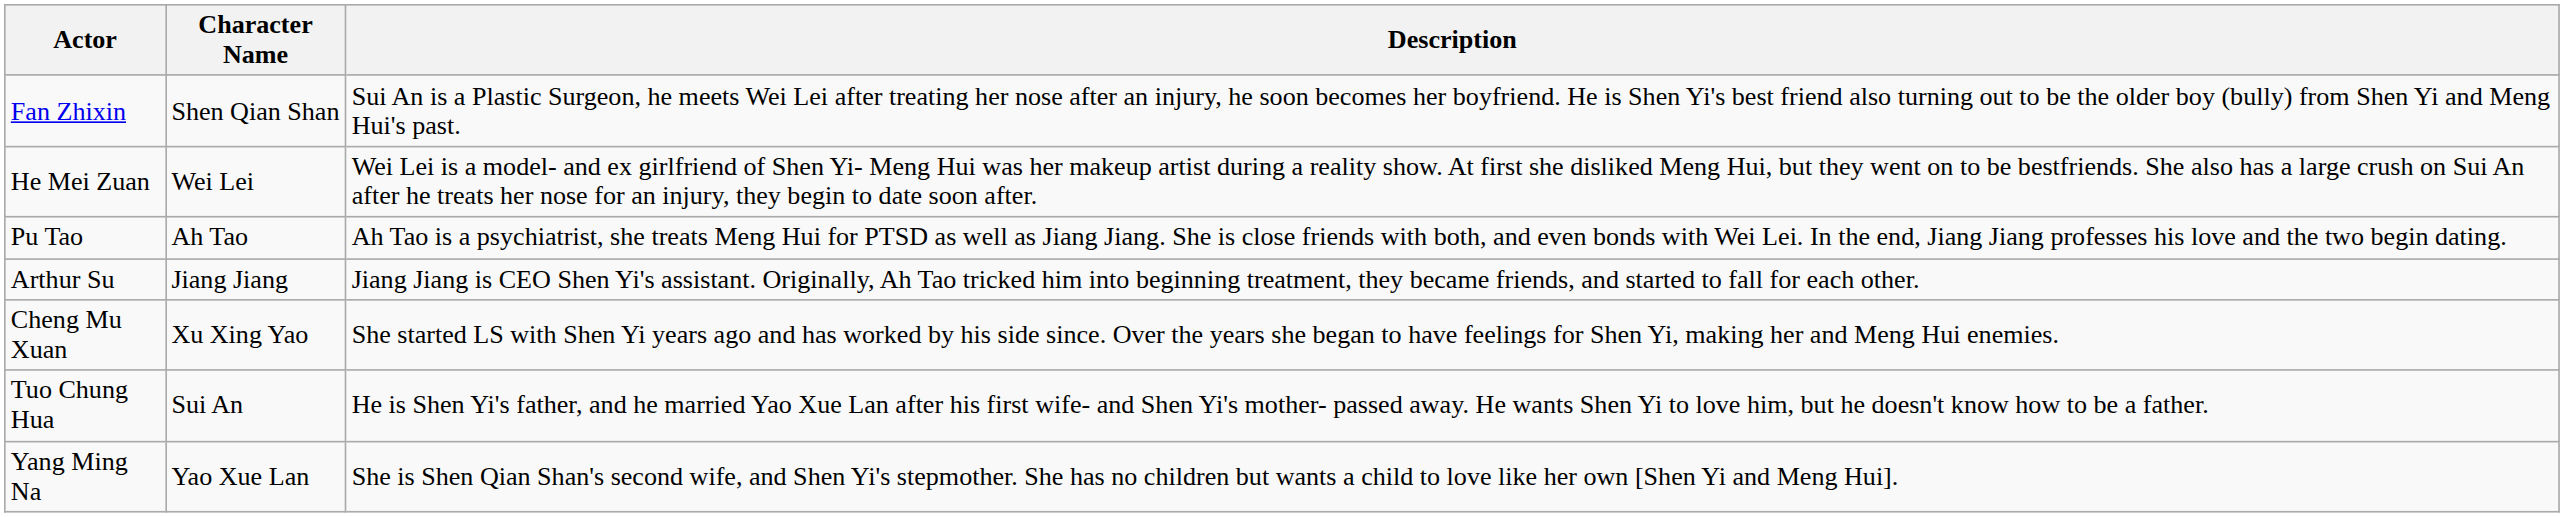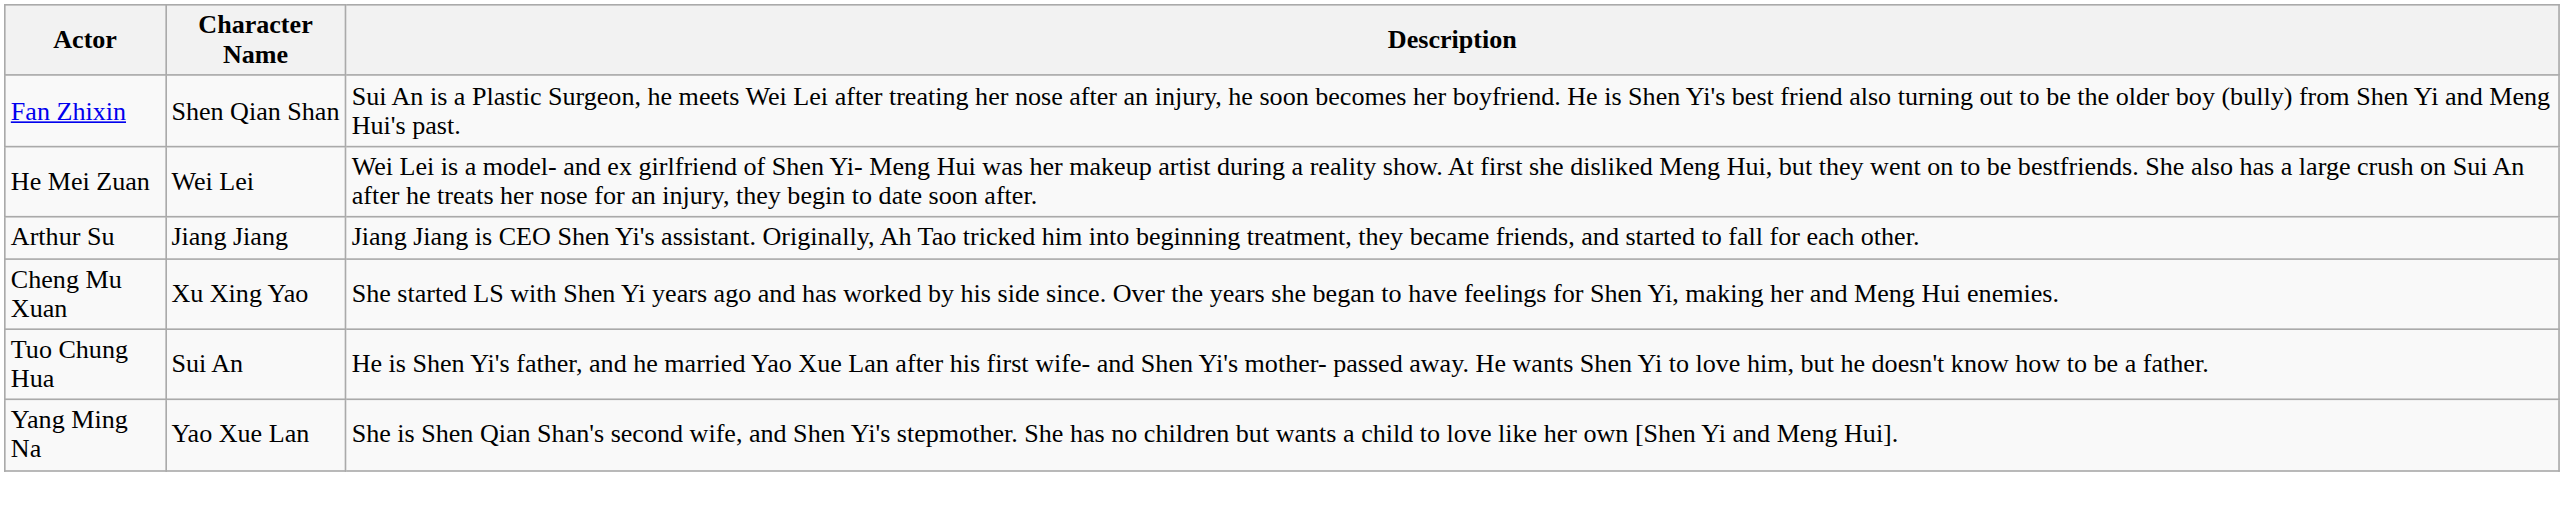- row: (47, 237)
